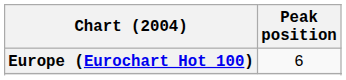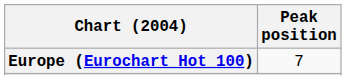(299, 61) 6 -> (299, 61) 7
